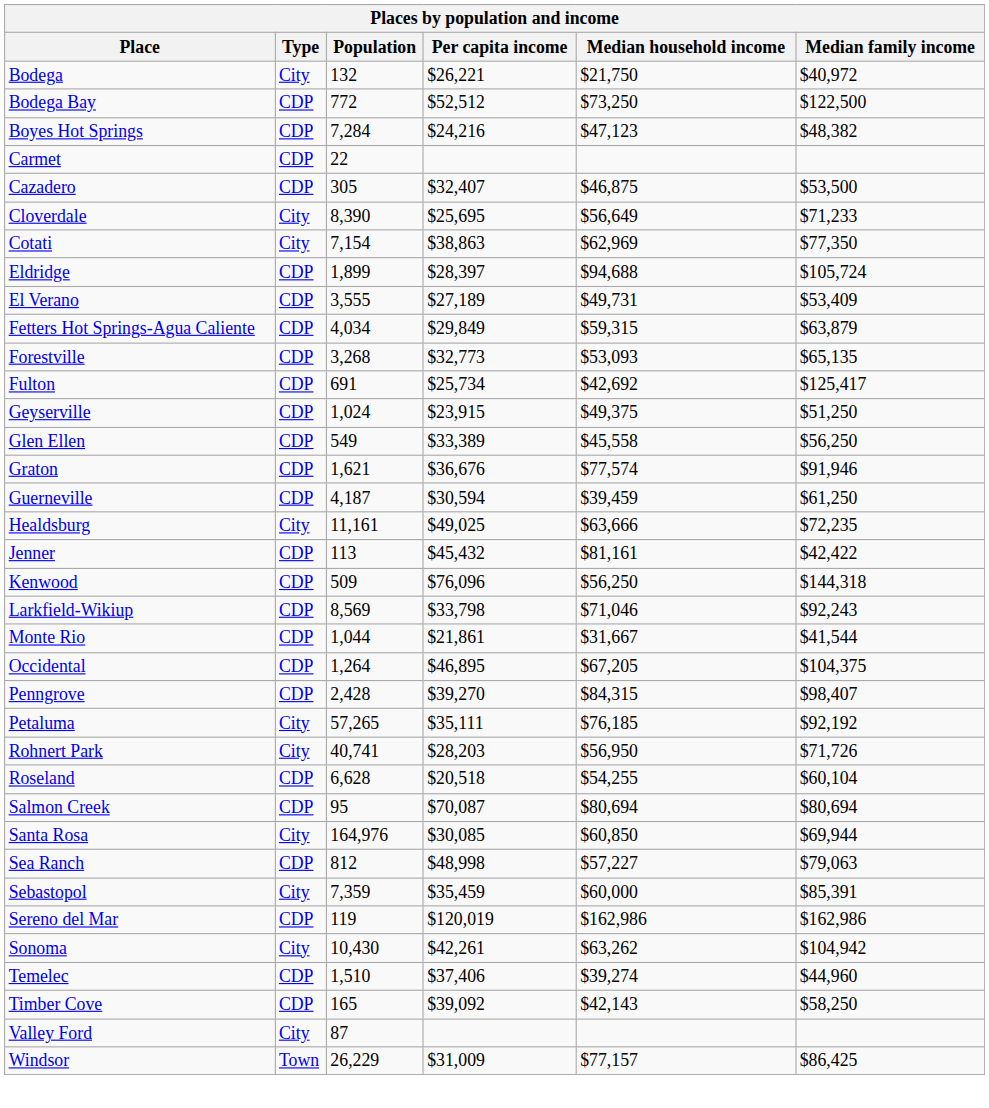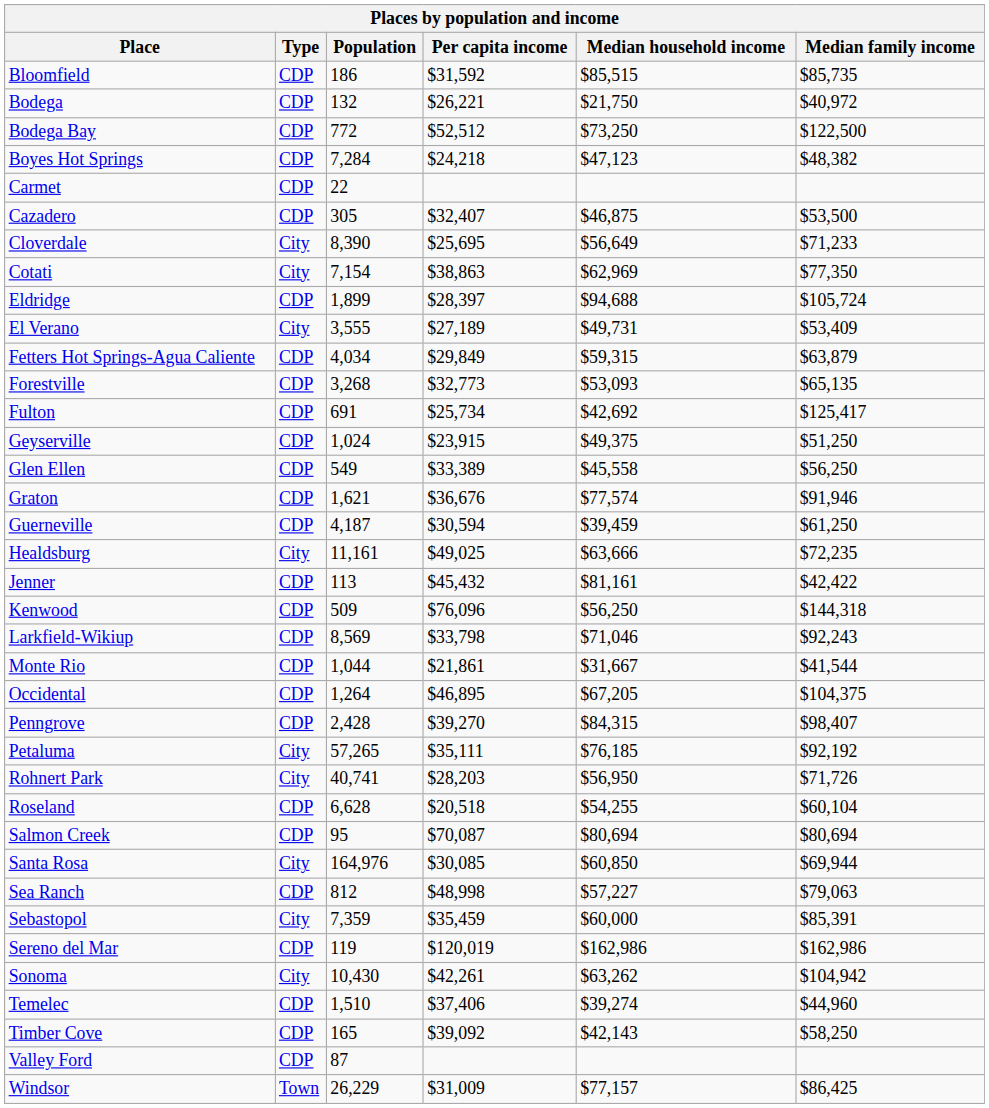+ row: (49, 74)
(294, 74) City -> (296, 103) CDP
(456, 131) $24,216 -> (456, 159) $24,218
(296, 300) CDP -> (294, 328) City
(294, 1032) City -> (296, 1060) CDP
